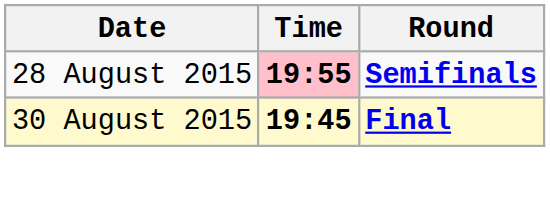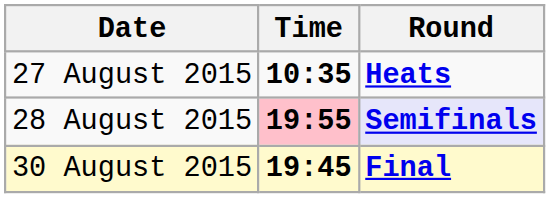+ row: (132, 75)
(451, 75) no background -> (451, 122) lavender background
